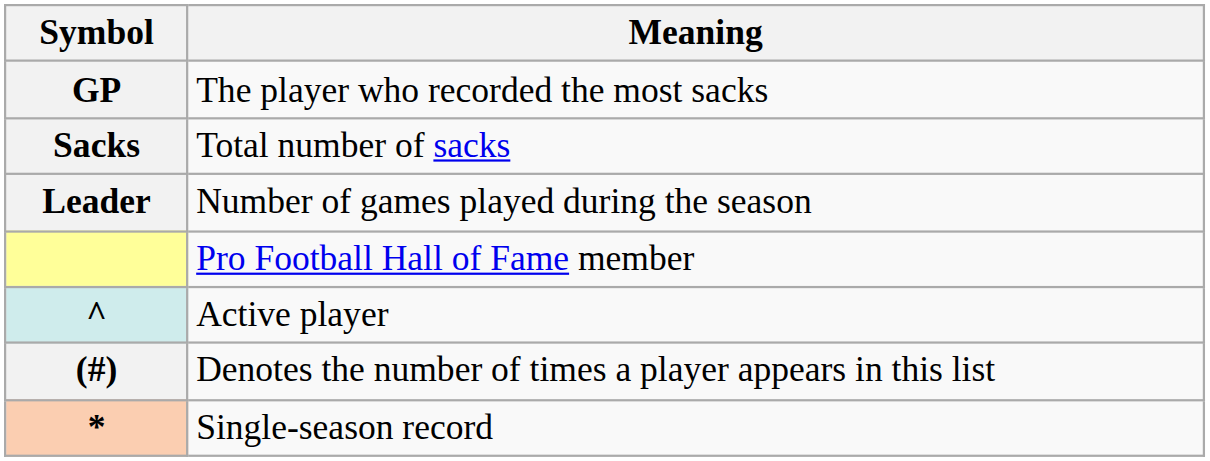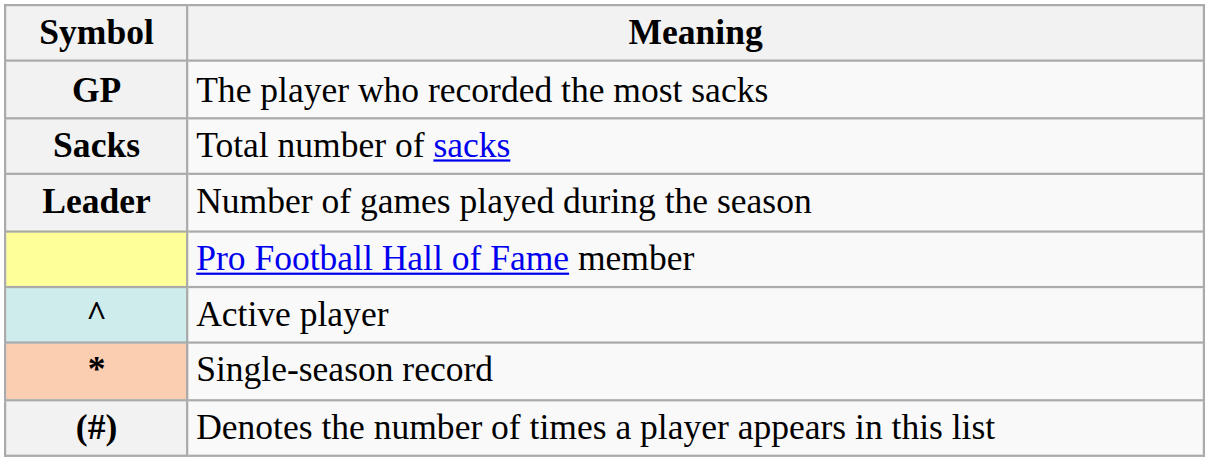rows swapped: (345, 426) <-> (596, 370)
